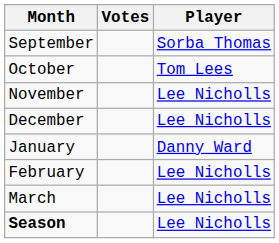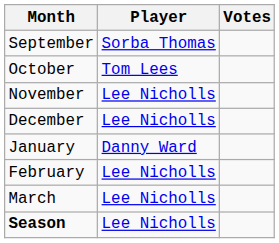columns swapped: (214, 18) <-> (125, 18)
